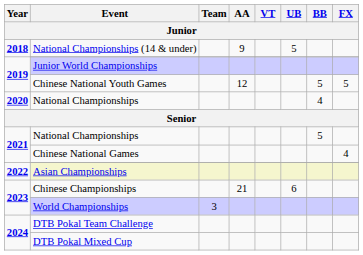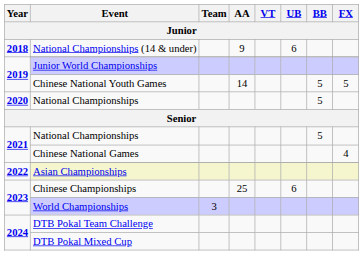(294, 48) 5 -> (294, 48) 6
(242, 83) 12 -> (242, 83) 14
(320, 101) 4 -> (320, 101) 5
(242, 188) 21 -> (242, 188) 25
